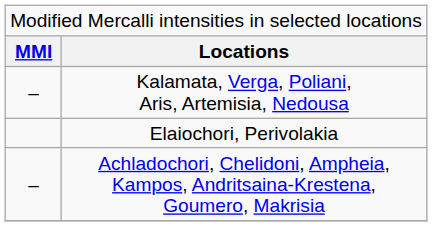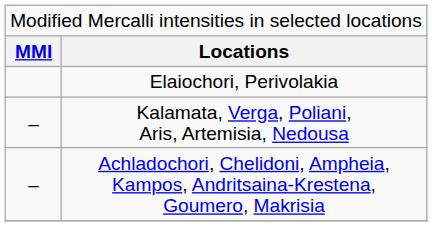rows swapped: (244, 133) <-> (244, 92)
